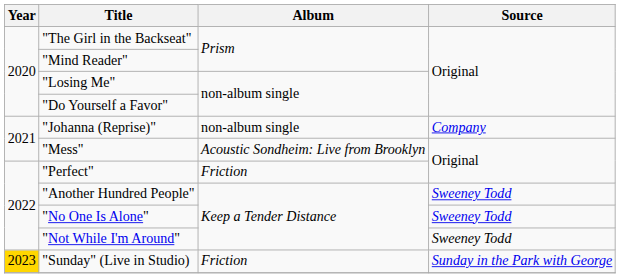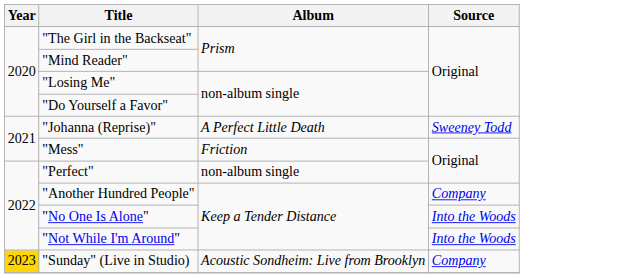(250, 127) non-album single -> (263, 127) A Perfect Little Death
(459, 127) Company -> (472, 127) Sweeney Todd
(313, 149) Acoustic Sondheim: Live from Brooklyn -> (224, 149) Friction
(224, 171) Friction -> (250, 171) non-album single
(472, 194) Sweeney Todd -> (459, 194) Company
(472, 216) Sweeney Todd -> (474, 216) Into the Woods
(472, 238) Sweeney Todd -> (474, 238) Into the Woods
(224, 261) Friction -> (313, 261) Acoustic Sondheim: Live from Brooklyn
(522, 261) Sunday in the Park with George -> (459, 261) Company
